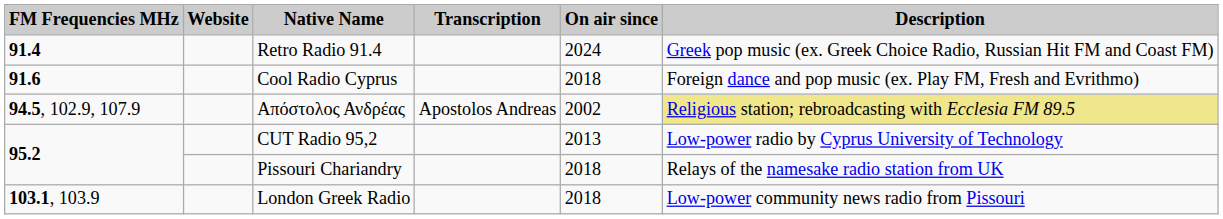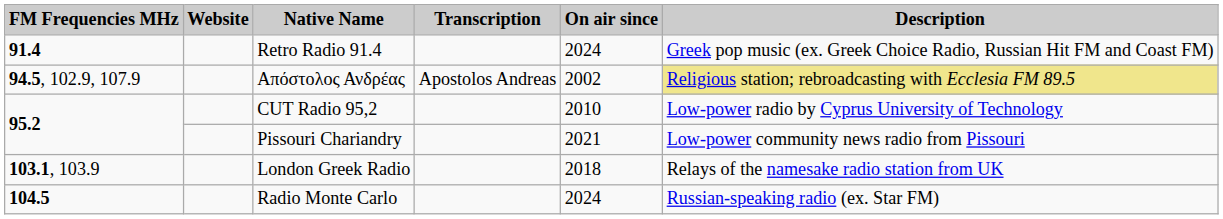- row: (327, 79)
(583, 139) 2013 -> (583, 109) 2010
(583, 169) 2018 -> (583, 139) 2021
(835, 169) Relays of the namesake radio station from UK -> (846, 139) Low-power community news radio from Pissouri
(846, 199) Low-power community news radio from Pissouri -> (835, 169) Relays of the namesake radio station from UK
+ row: (327, 199)
